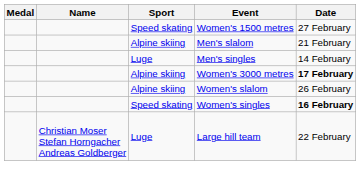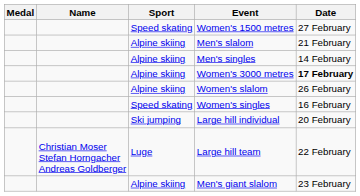(142, 58) Luge -> (158, 58) Alpine skiing
(326, 105) bold -> (324, 105) normal
+ row: (238, 120)
+ row: (237, 183)
